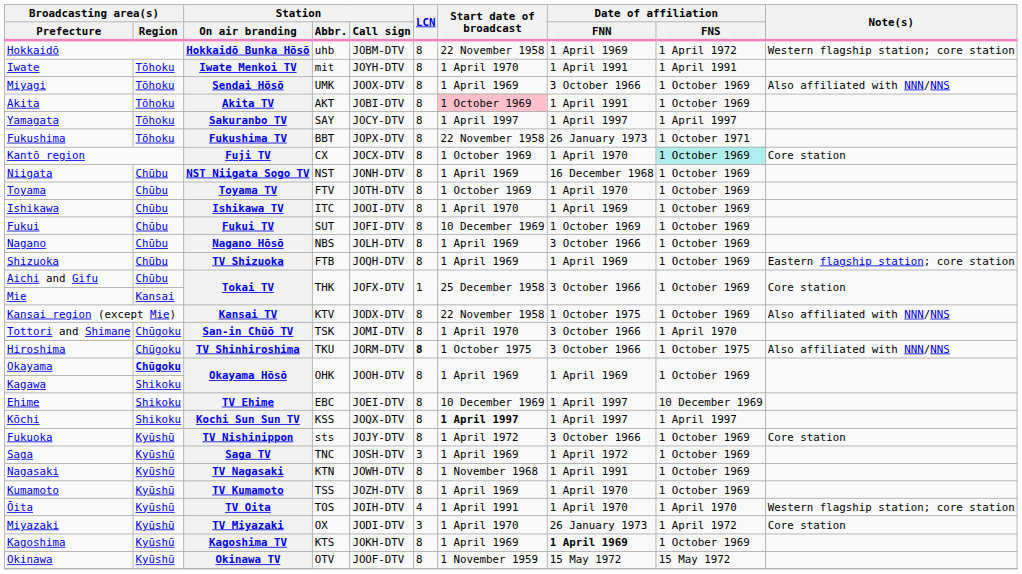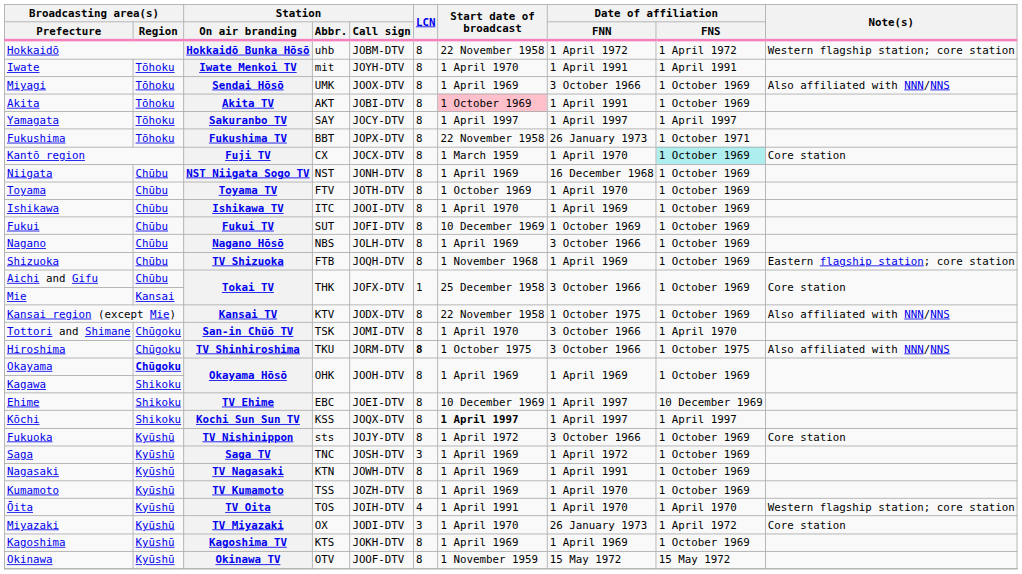(589, 50) 1 April 1969 -> (589, 50) 1 April 1972
(486, 156) 1 October 1969 -> (480, 156) 1 March 1959
(480, 261) 1 April 1969 -> (489, 261) 1 November 1968
(489, 472) 1 November 1968 -> (480, 472) 1 April 1969
(589, 542) bold -> (589, 542) normal
